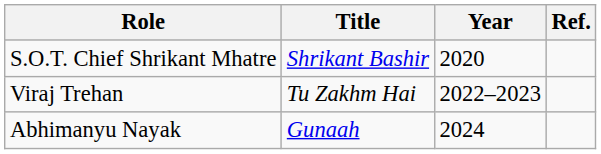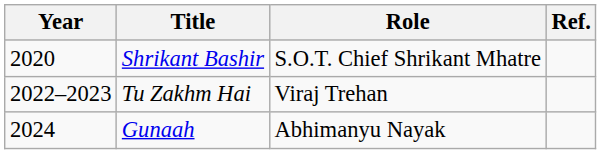columns swapped: (490, 22) <-> (143, 22)
